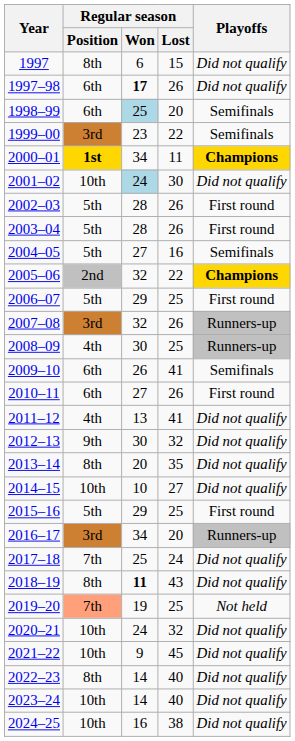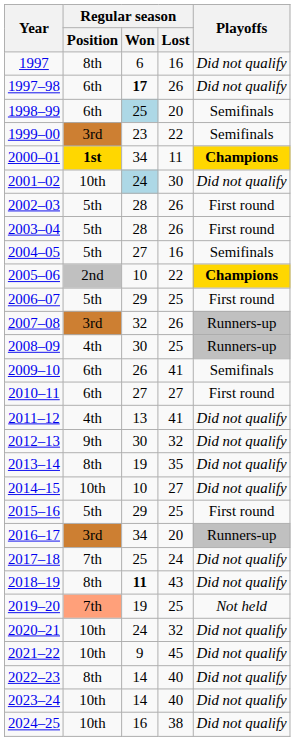(176, 63) 15 -> (176, 63) 16
(140, 275) 32 -> (140, 275) 10
(176, 393) 26 -> (176, 393) 27
(140, 464) 20 -> (140, 464) 19
